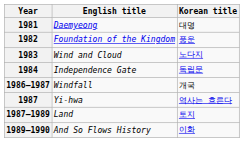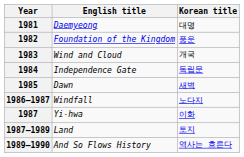(191, 55) 노다지 -> (187, 55) 개국
+ row: (28, 85)
(187, 85) 개국 -> (191, 100) 노다지
(206, 100) 역사는 흐른다 -> (187, 115) 이화
(187, 130) 이화 -> (206, 145) 역사는 흐른다
